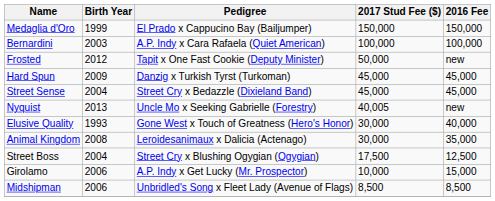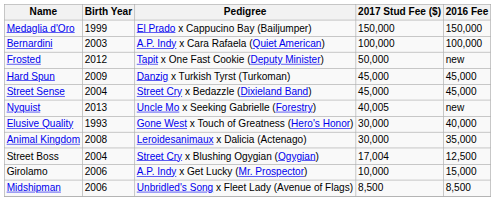(374, 156) 17,500 -> (374, 156) 17,004
